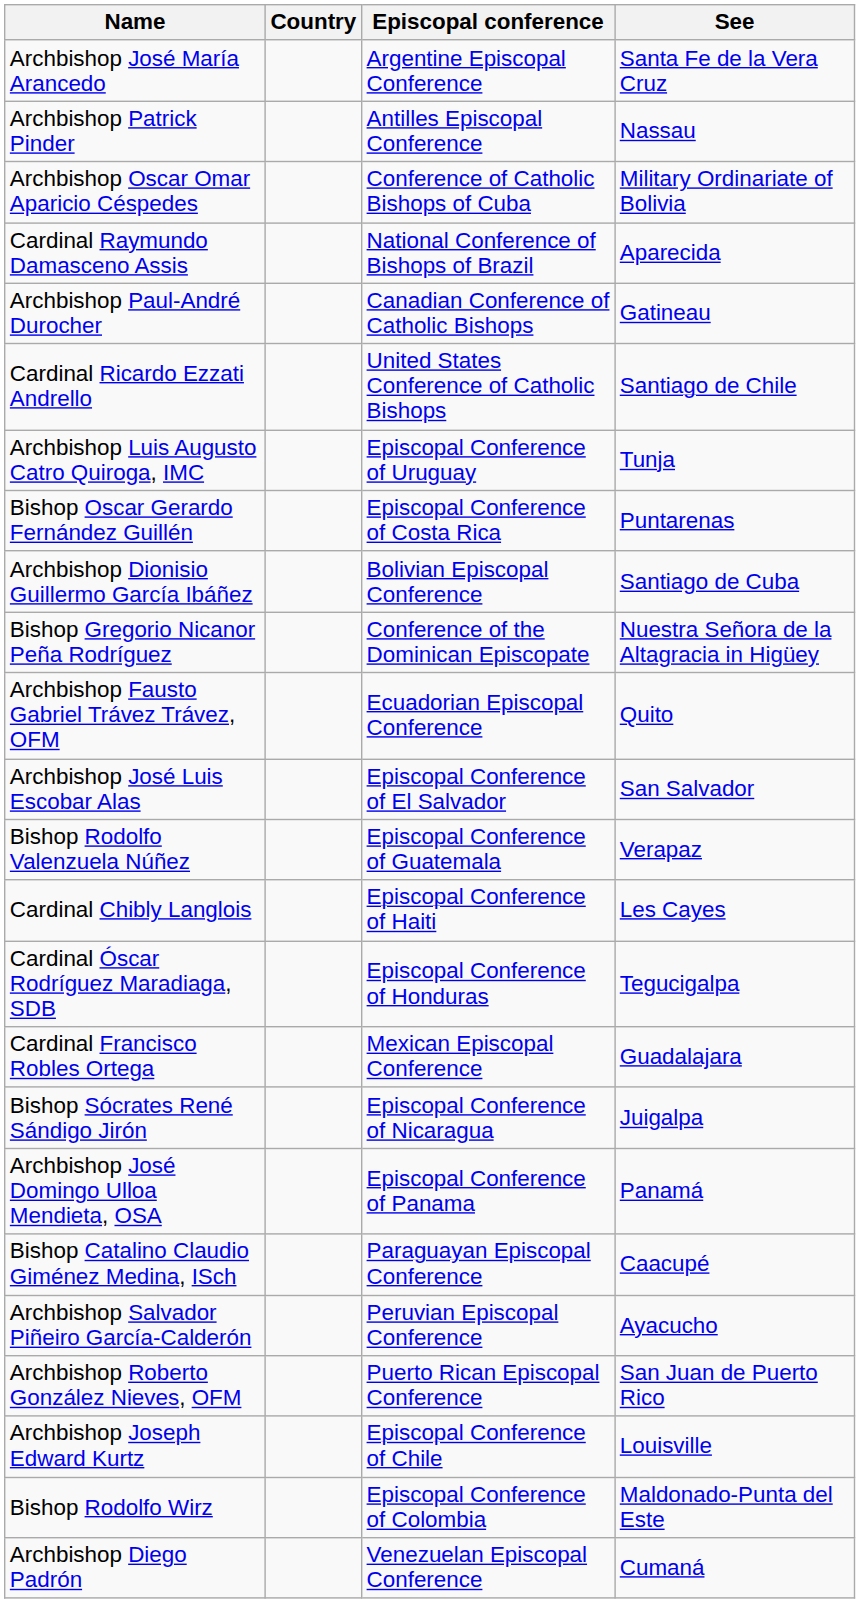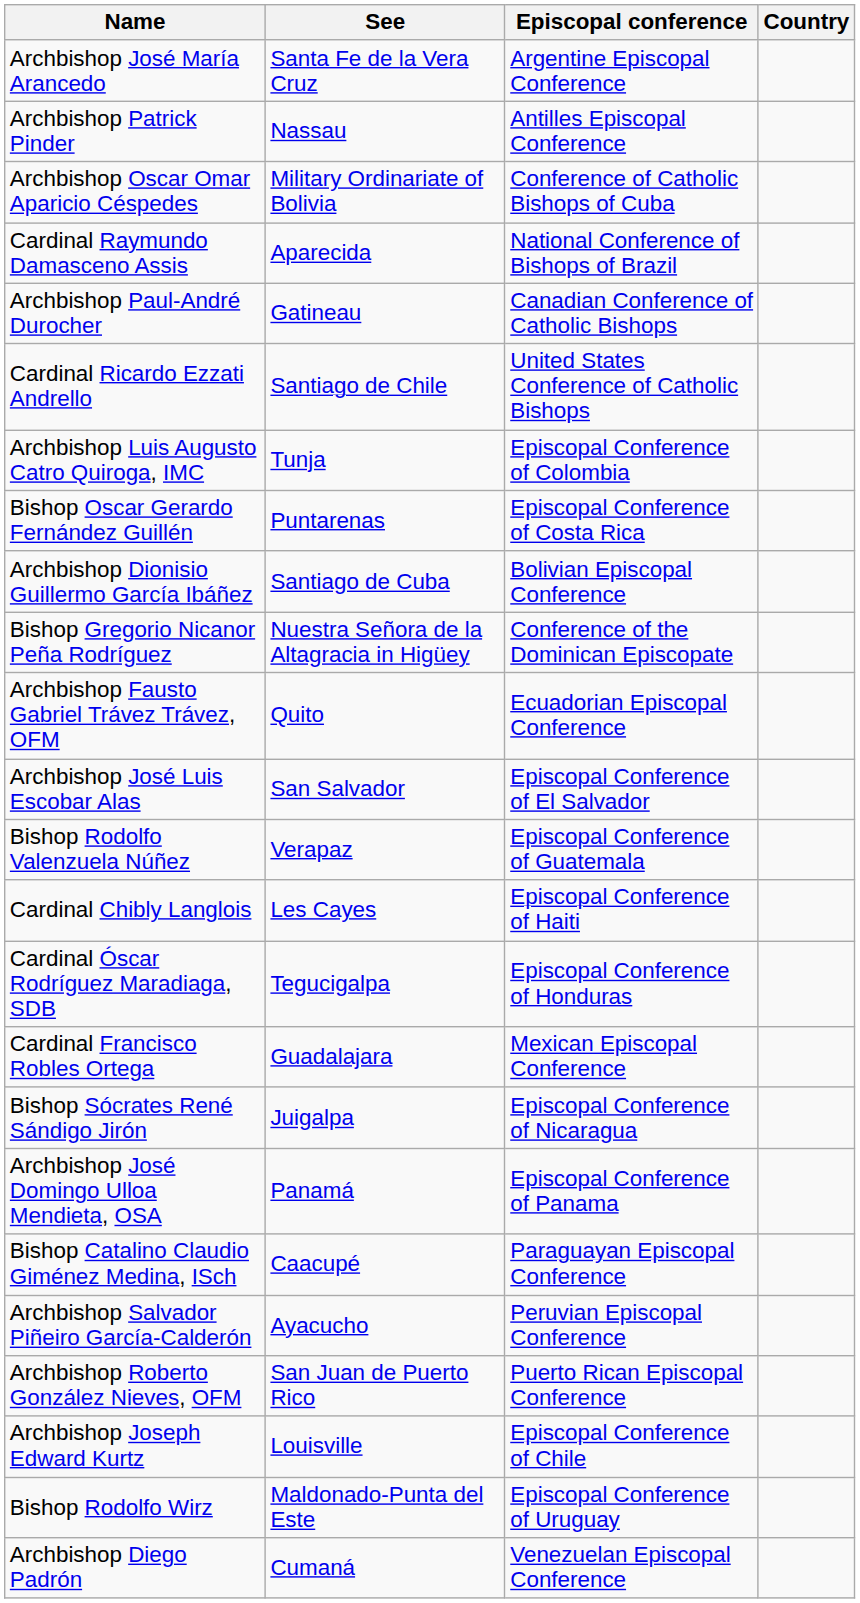columns swapped: (735, 22) <-> (313, 22)
(476, 459) Episcopal Conference of Uruguay -> (620, 459) Episcopal Conference of Colombia
(476, 1507) Episcopal Conference of Colombia -> (620, 1507) Episcopal Conference of Uruguay
